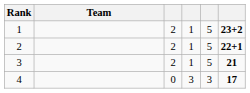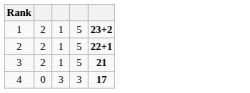- column: (99, 12)
